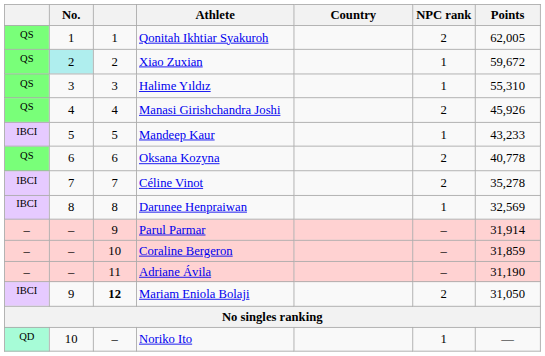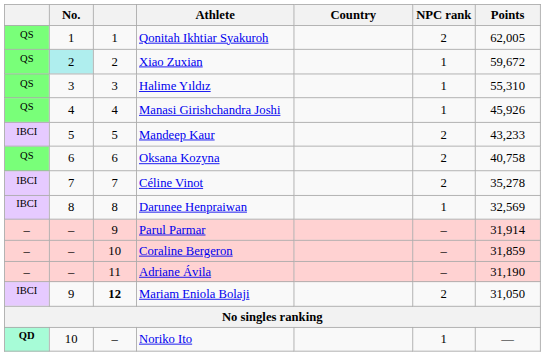(444, 110) 2 -> (444, 110) 1
(444, 134) 1 -> (444, 134) 2
(508, 159) 40,778 -> (508, 159) 40,758
(27, 337) normal -> (27, 339) bold
